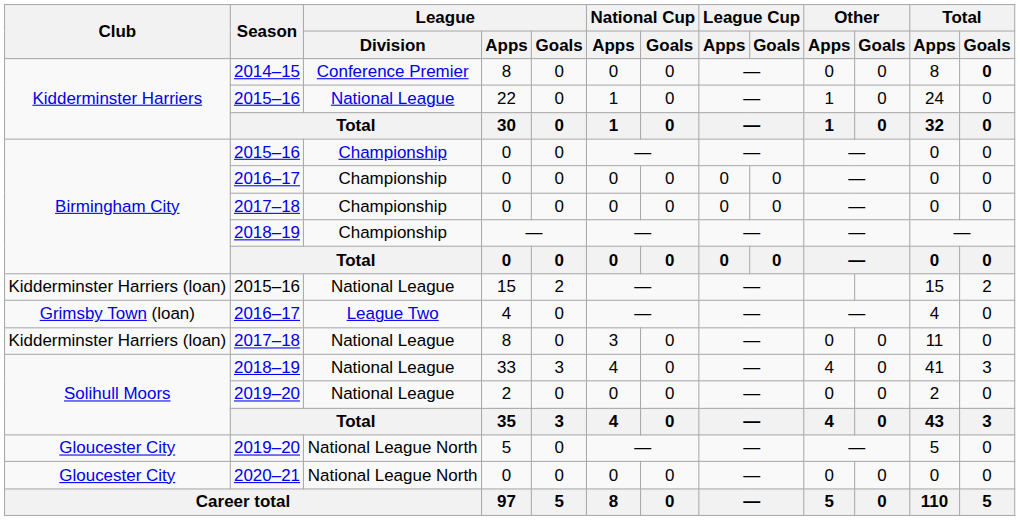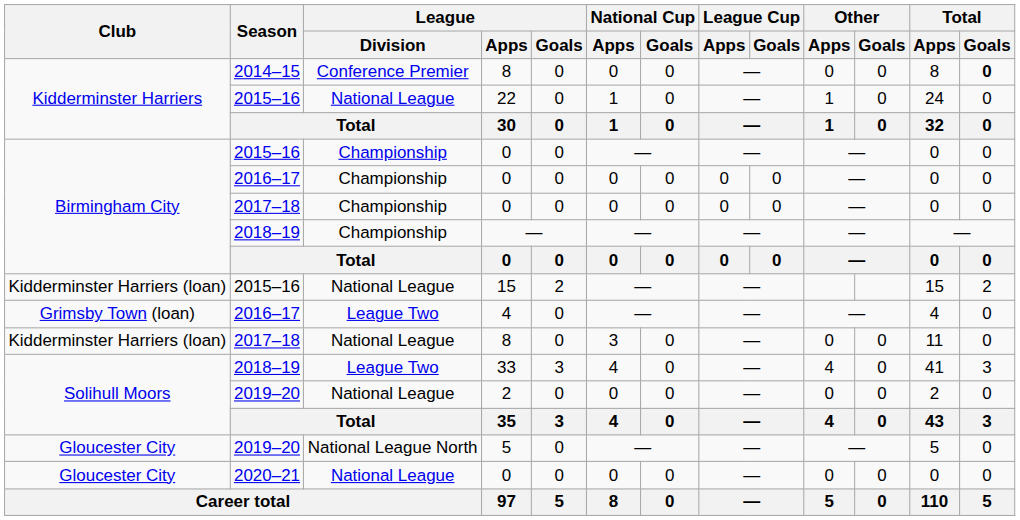(393, 367) National League -> (393, 367) League Two
(393, 475) National League North -> (393, 475) National League
